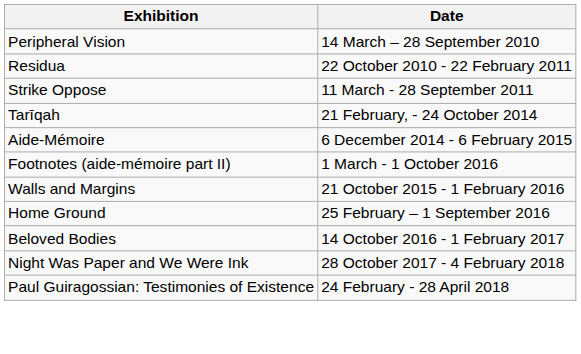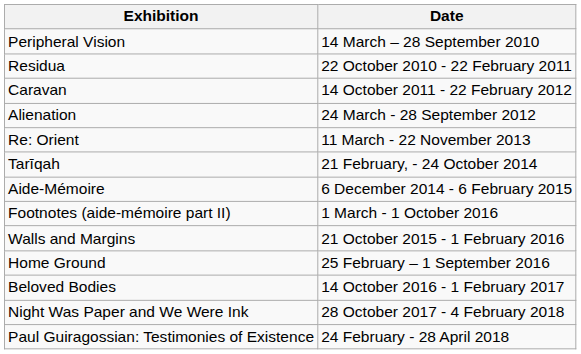- row: (57, 90)
+ row: (37, 90)
+ row: (42, 115)
+ row: (43, 139)
